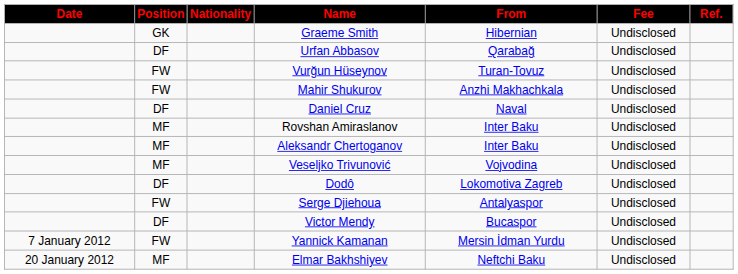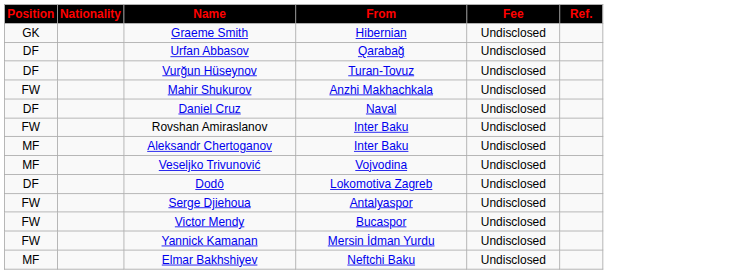- column: (69, 14)
(161, 71) FW -> (31, 71) DF
(161, 128) MF -> (31, 128) FW
(161, 222) DF -> (31, 222) FW
